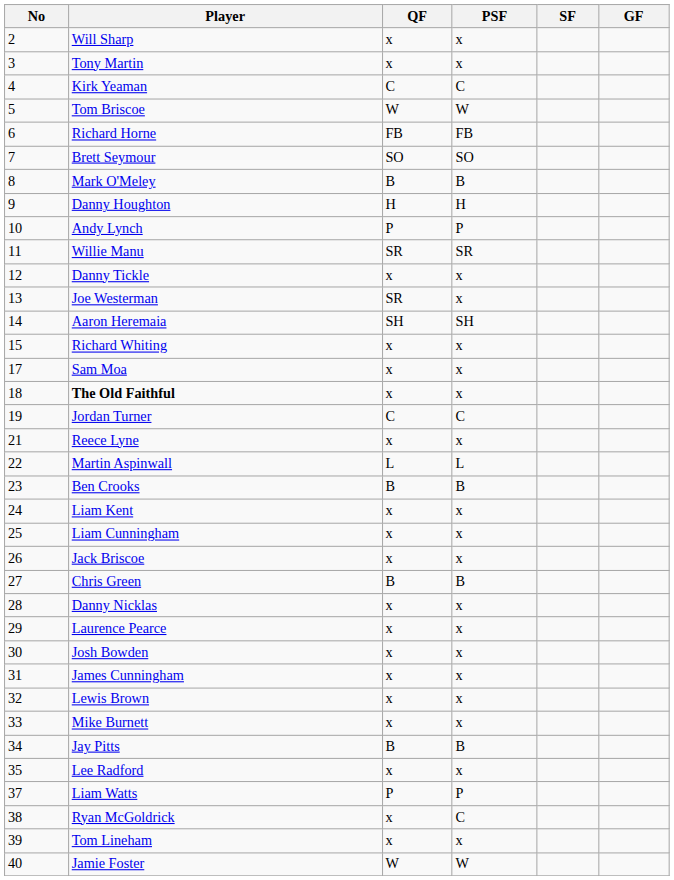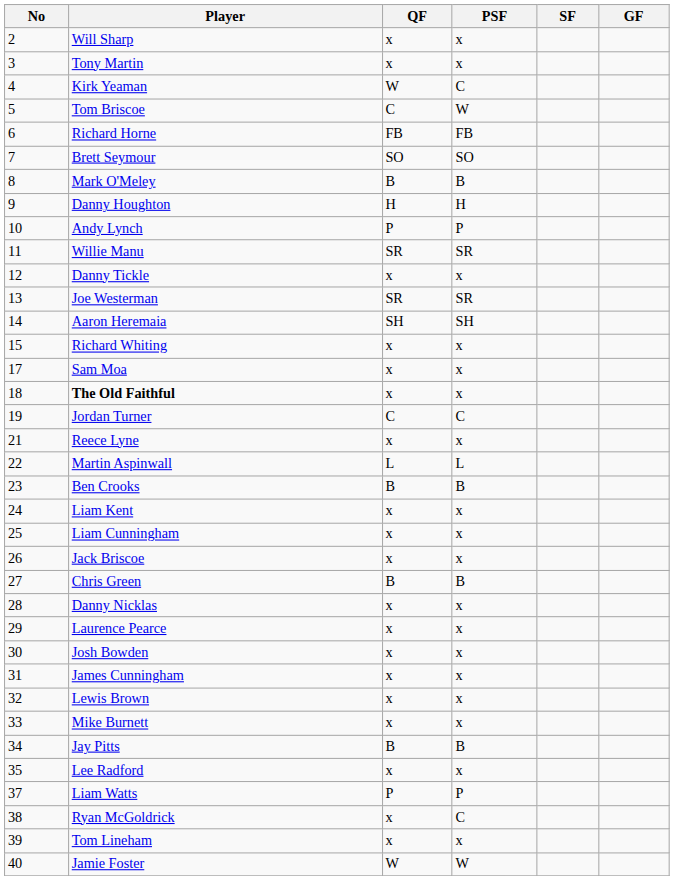(390, 86) C -> (392, 86) W
(392, 110) W -> (390, 110) C
(459, 298) x -> (464, 298) SR
